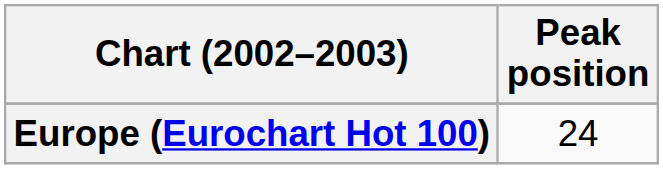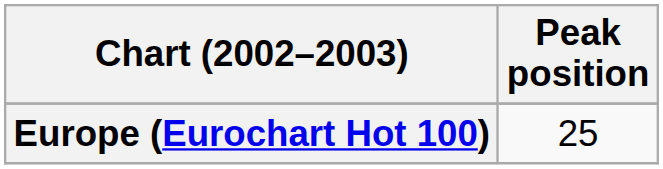(578, 132) 24 -> (578, 132) 25
